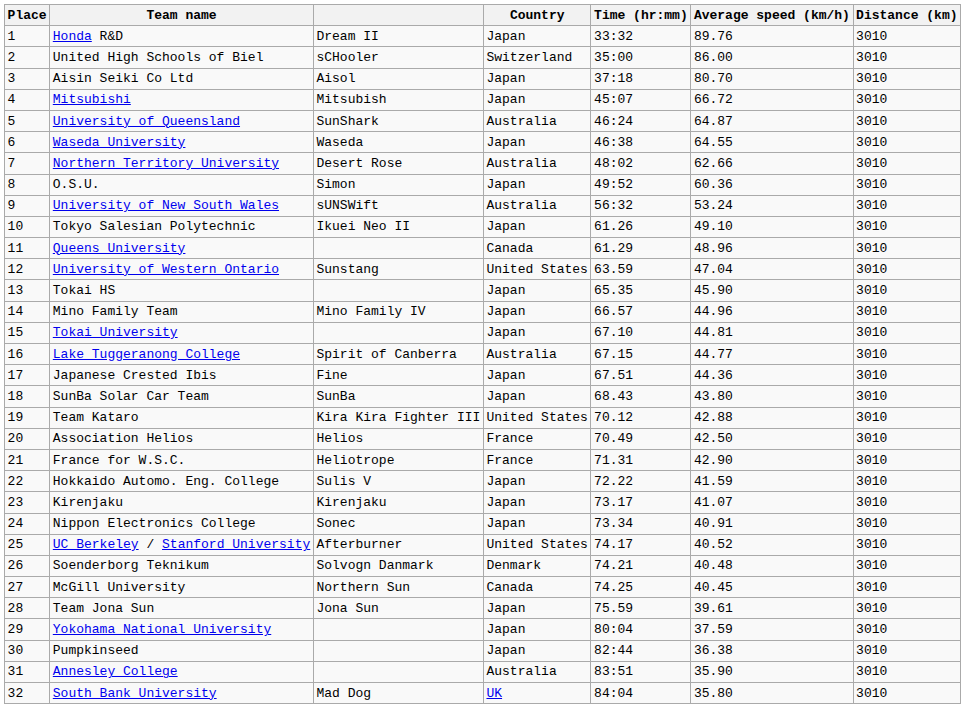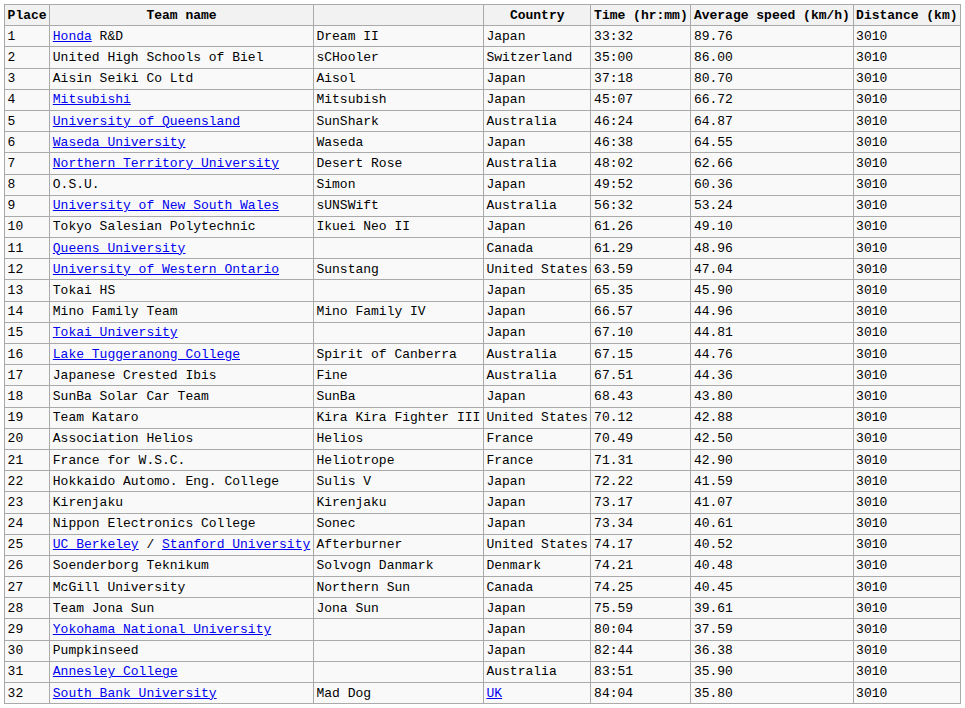(713, 354) 44.77 -> (713, 354) 44.76
(506, 375) Japan -> (522, 375) Australia
(713, 524) 40.91 -> (713, 524) 40.61
